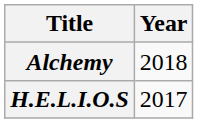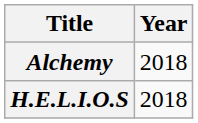(164, 99) 2017 -> (164, 99) 2018
